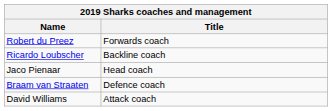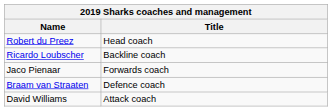(136, 41) Forwards coach -> (128, 41) Head coach
(128, 70) Head coach -> (136, 70) Forwards coach
